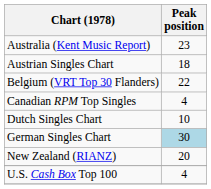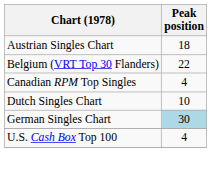- row: (79, 45)
- row: (62, 156)
